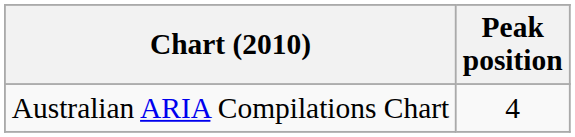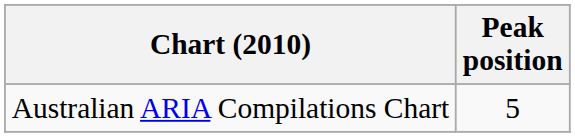(513, 107) 4 -> (513, 107) 5
